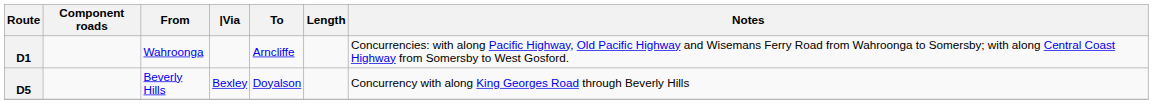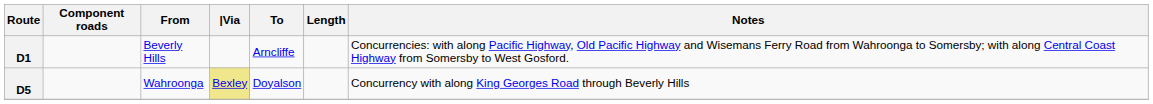(173, 51) Wahroonga -> (163, 51) Beverly Hills
(163, 83) Beverly Hills -> (173, 83) Wahroonga
(230, 83) no background -> (230, 83) khaki background
